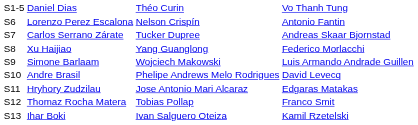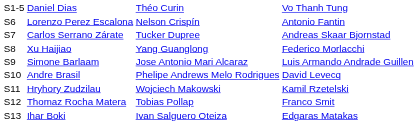(178, 62) Wojciech Makowski -> (192, 62) Jose Antonio Mari Alcaraz
(192, 89) Jose Antonio Mari Alcaraz -> (178, 89) Wojciech Makowski
(320, 89) Edgaras Matakas -> (315, 89) Kamil Rzetelski
(315, 115) Kamil Rzetelski -> (320, 115) Edgaras Matakas
